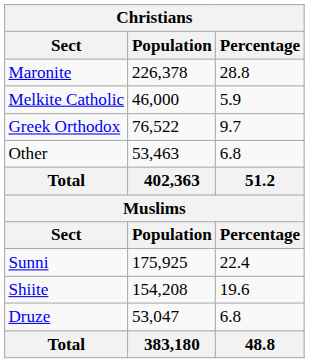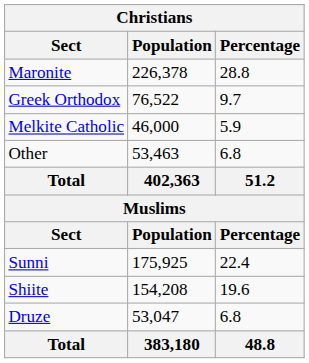rows swapped: (64, 126) <-> (66, 99)
